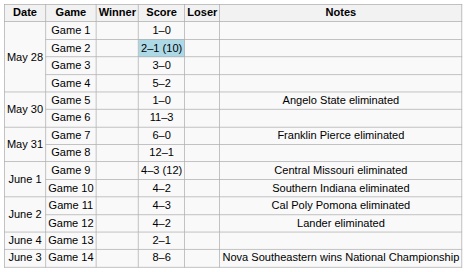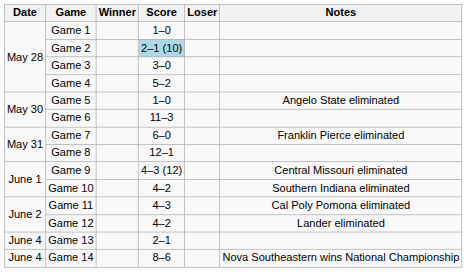(25, 258) June 3 -> (25, 258) June 4
